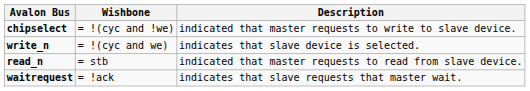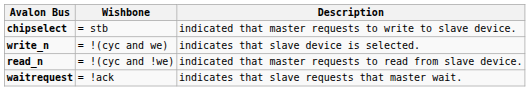(126, 29) = !(cyc and !we) -> (93, 29) = stb
(93, 61) = stb -> (126, 61) = !(cyc and !we)
